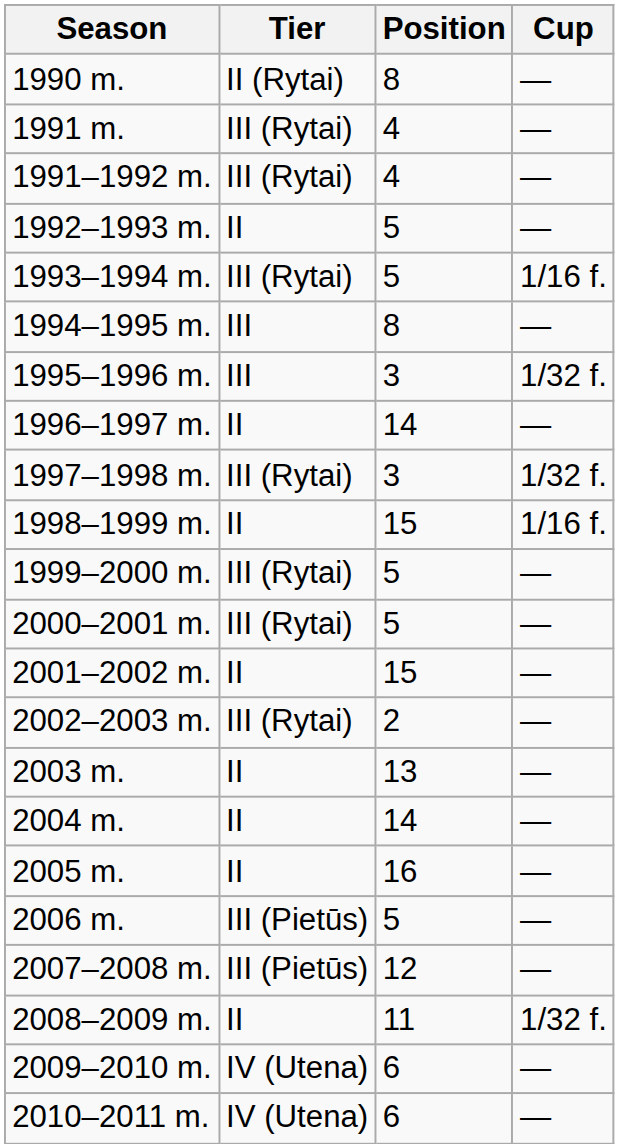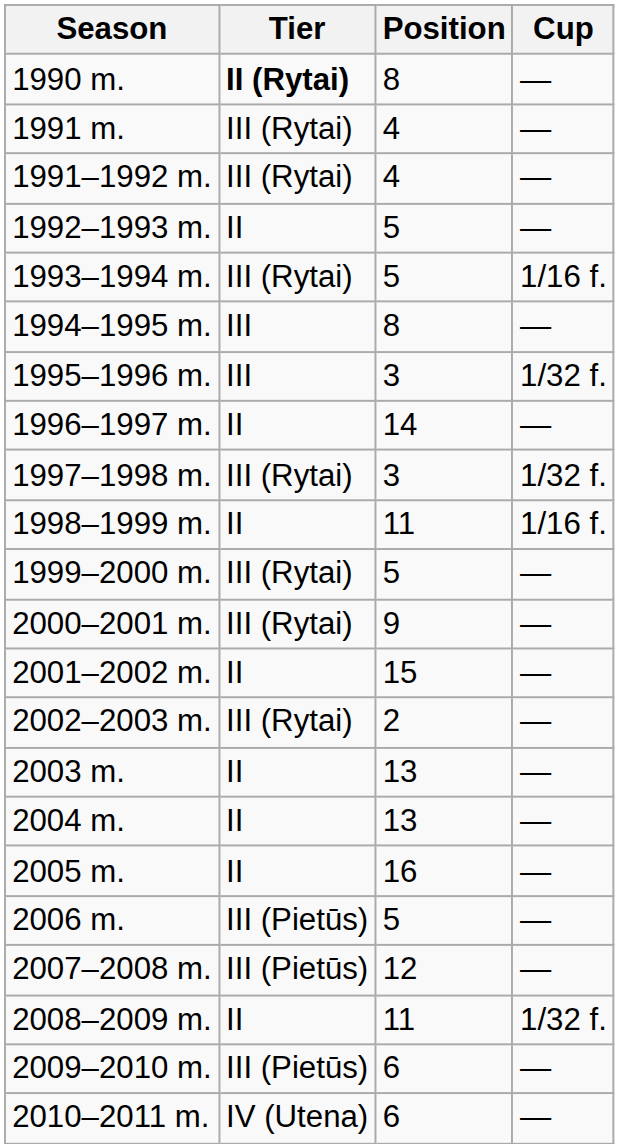(285, 78) normal -> (288, 78) bold
(400, 524) 15 -> (399, 524) 11
(391, 623) 5 -> (391, 623) 9
(400, 820) 14 -> (400, 820) 13
(297, 1068) IV (Utena) -> (297, 1068) III (Pietūs)
